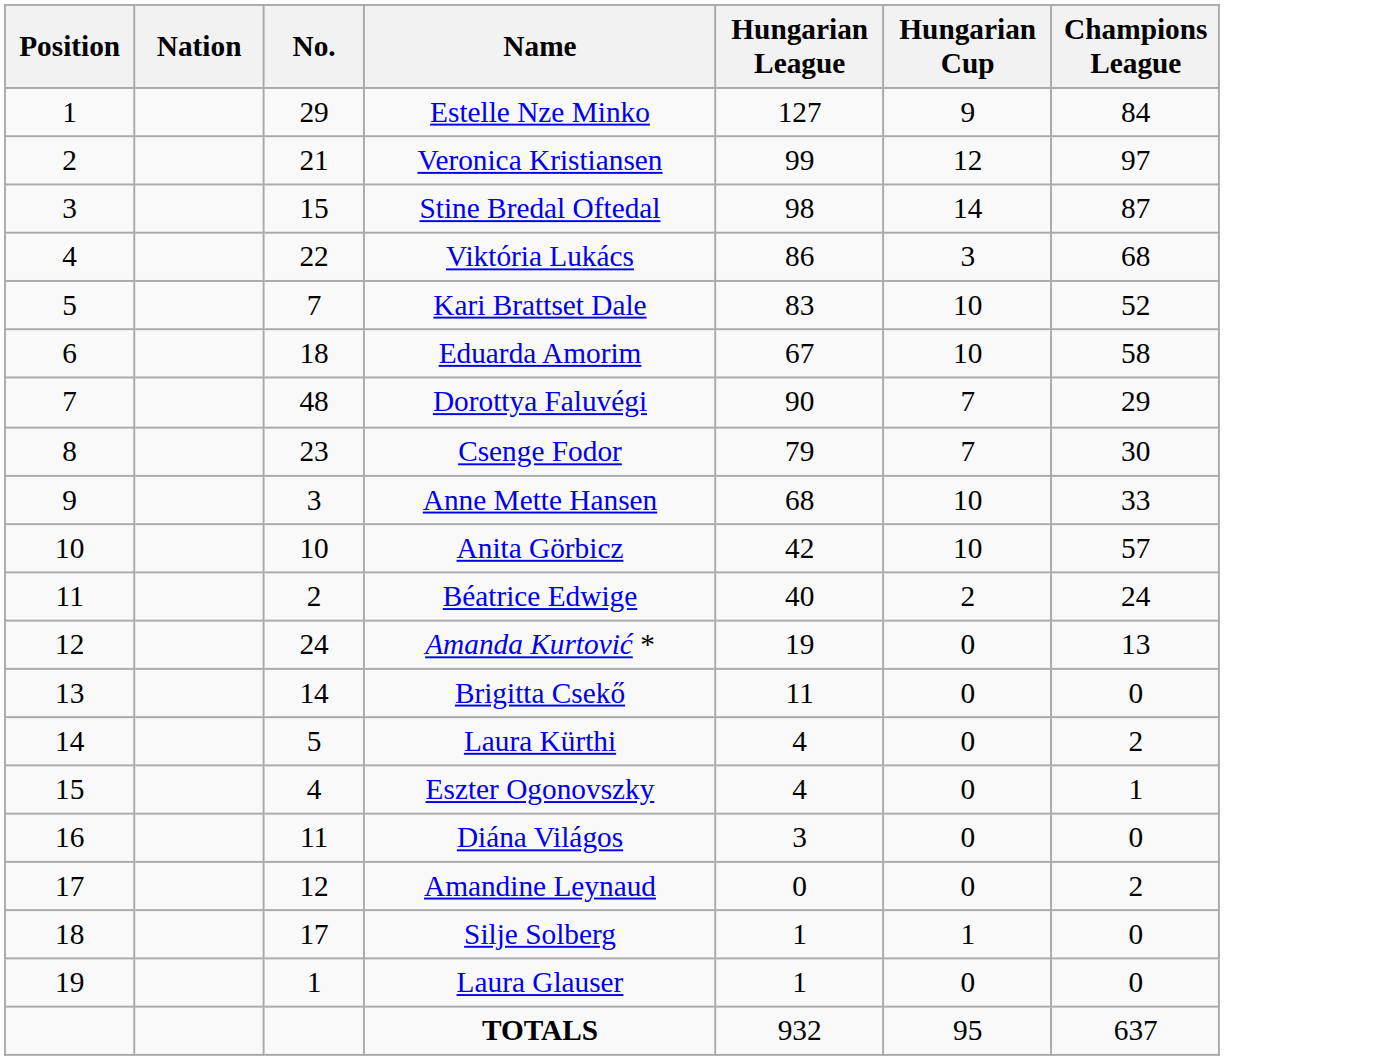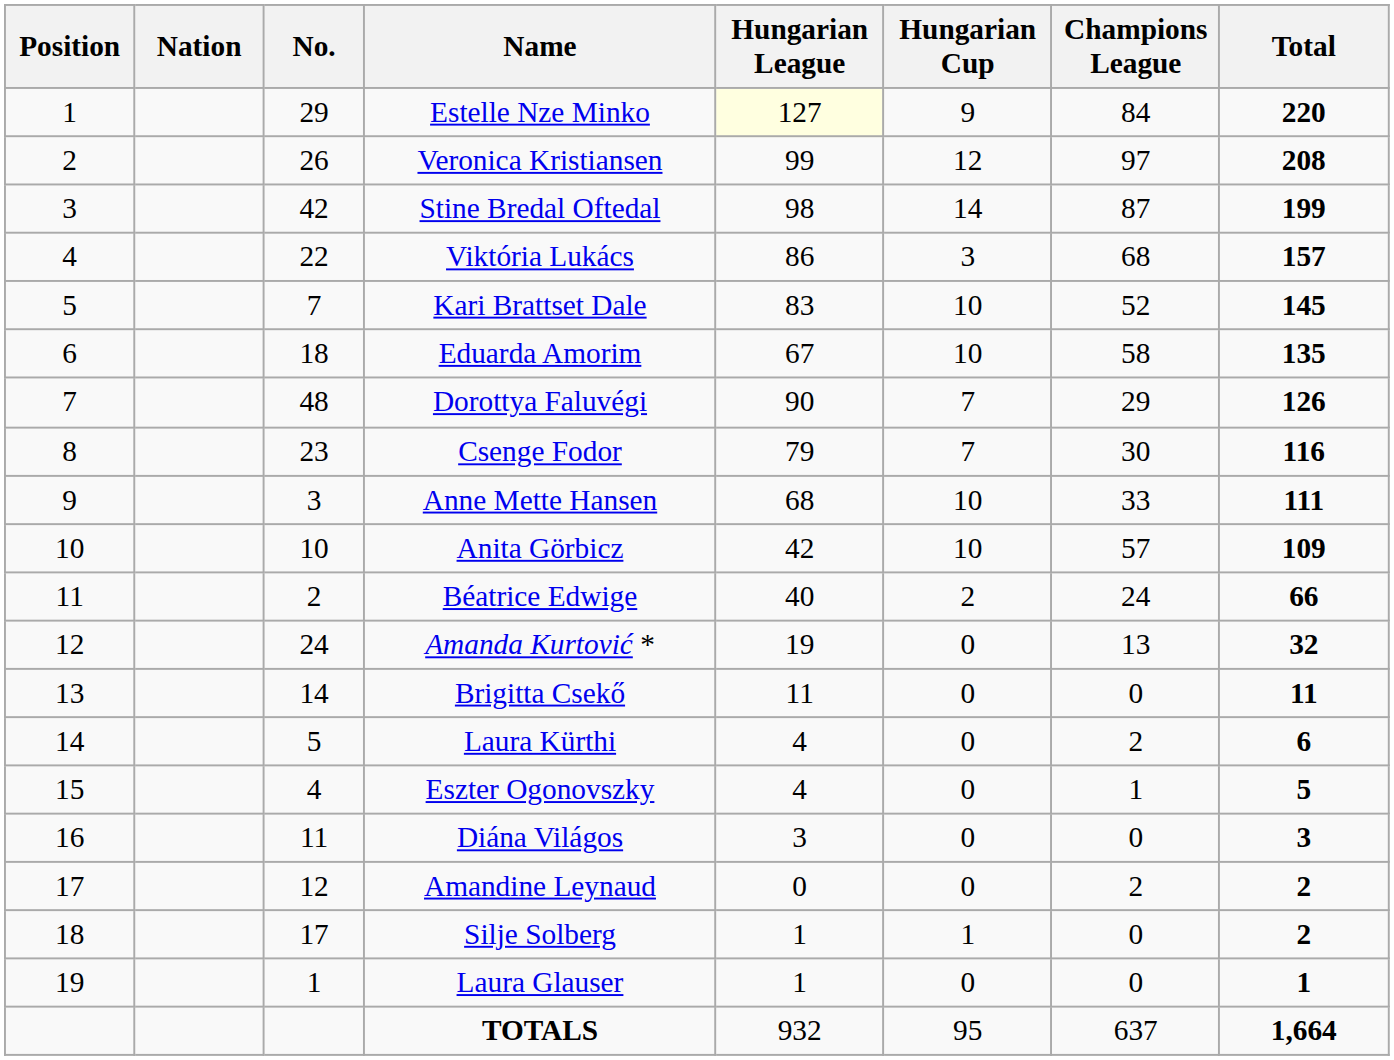+ column: (1304, 46)
(800, 111) no background -> (800, 111) lightyellow background
(314, 160) 21 -> (314, 160) 26
(314, 208) 15 -> (314, 208) 42
